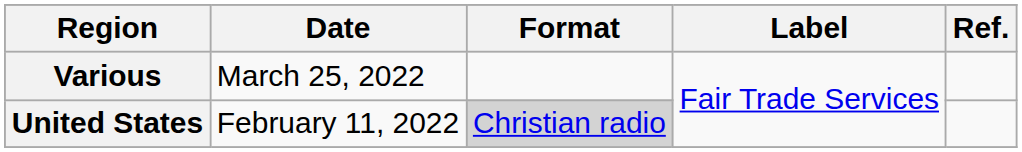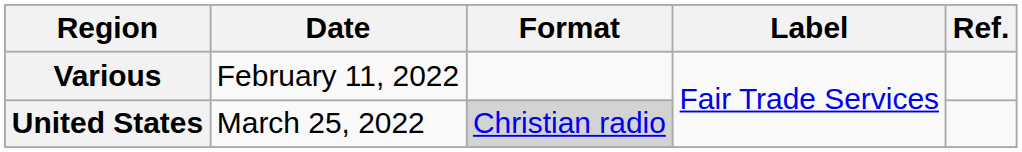(321, 75) March 25, 2022 -> (338, 75) February 11, 2022
(338, 123) February 11, 2022 -> (321, 123) March 25, 2022
